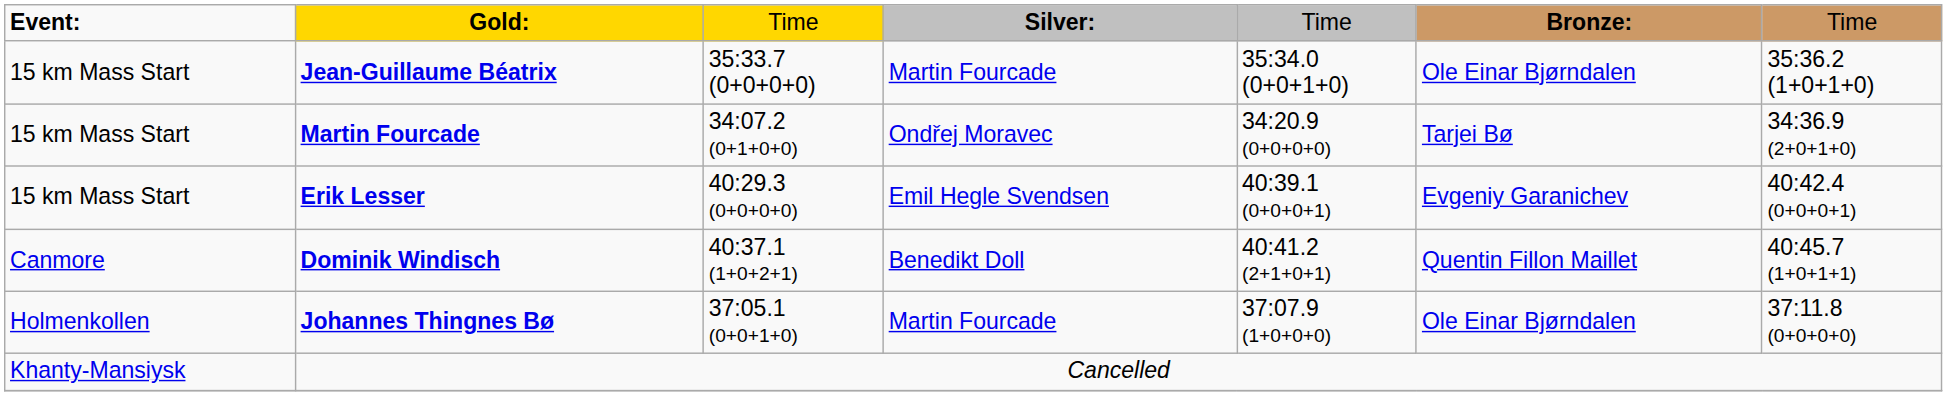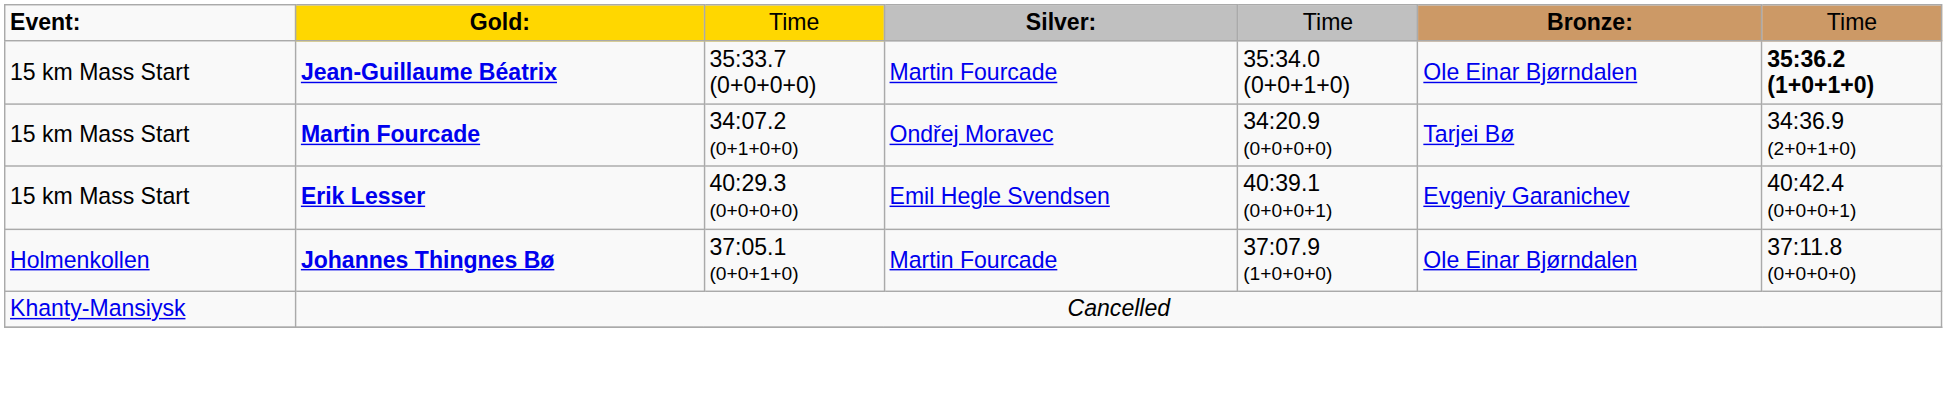(1821, 72) normal -> (1821, 72) bold
- row: (400, 259)
